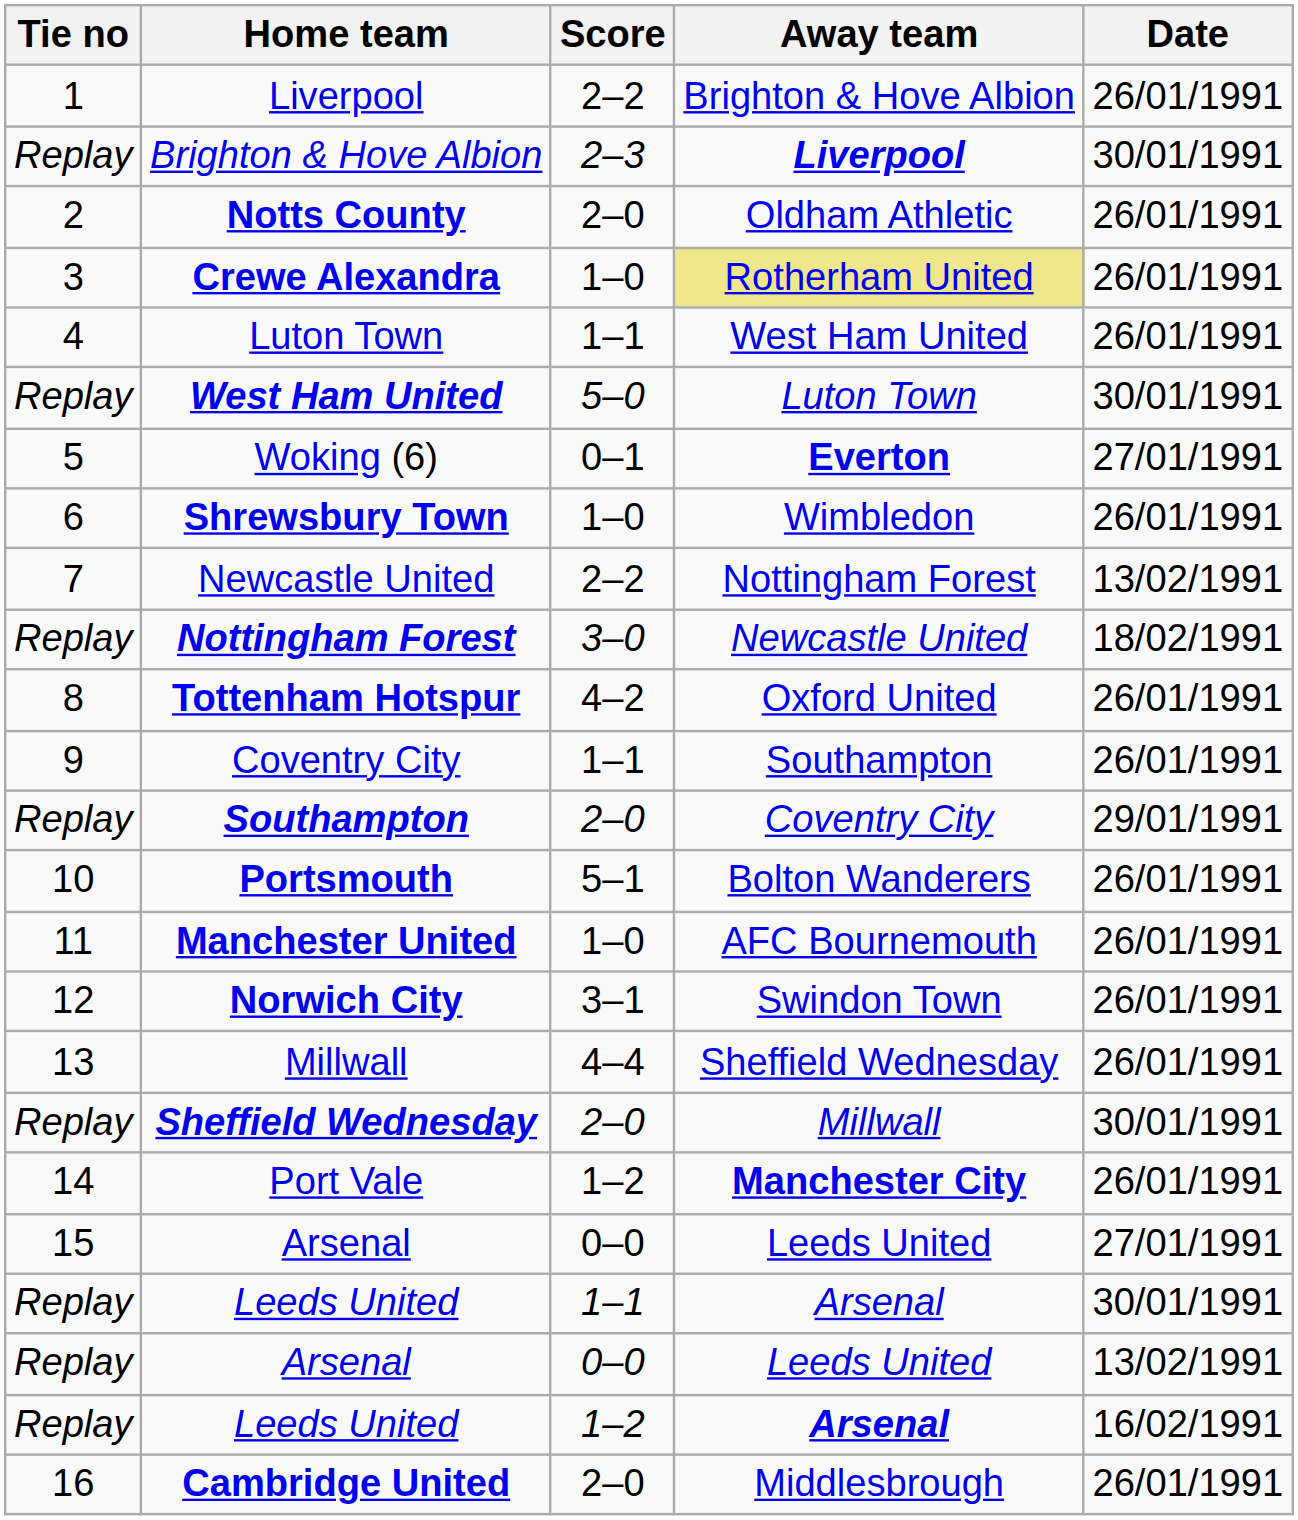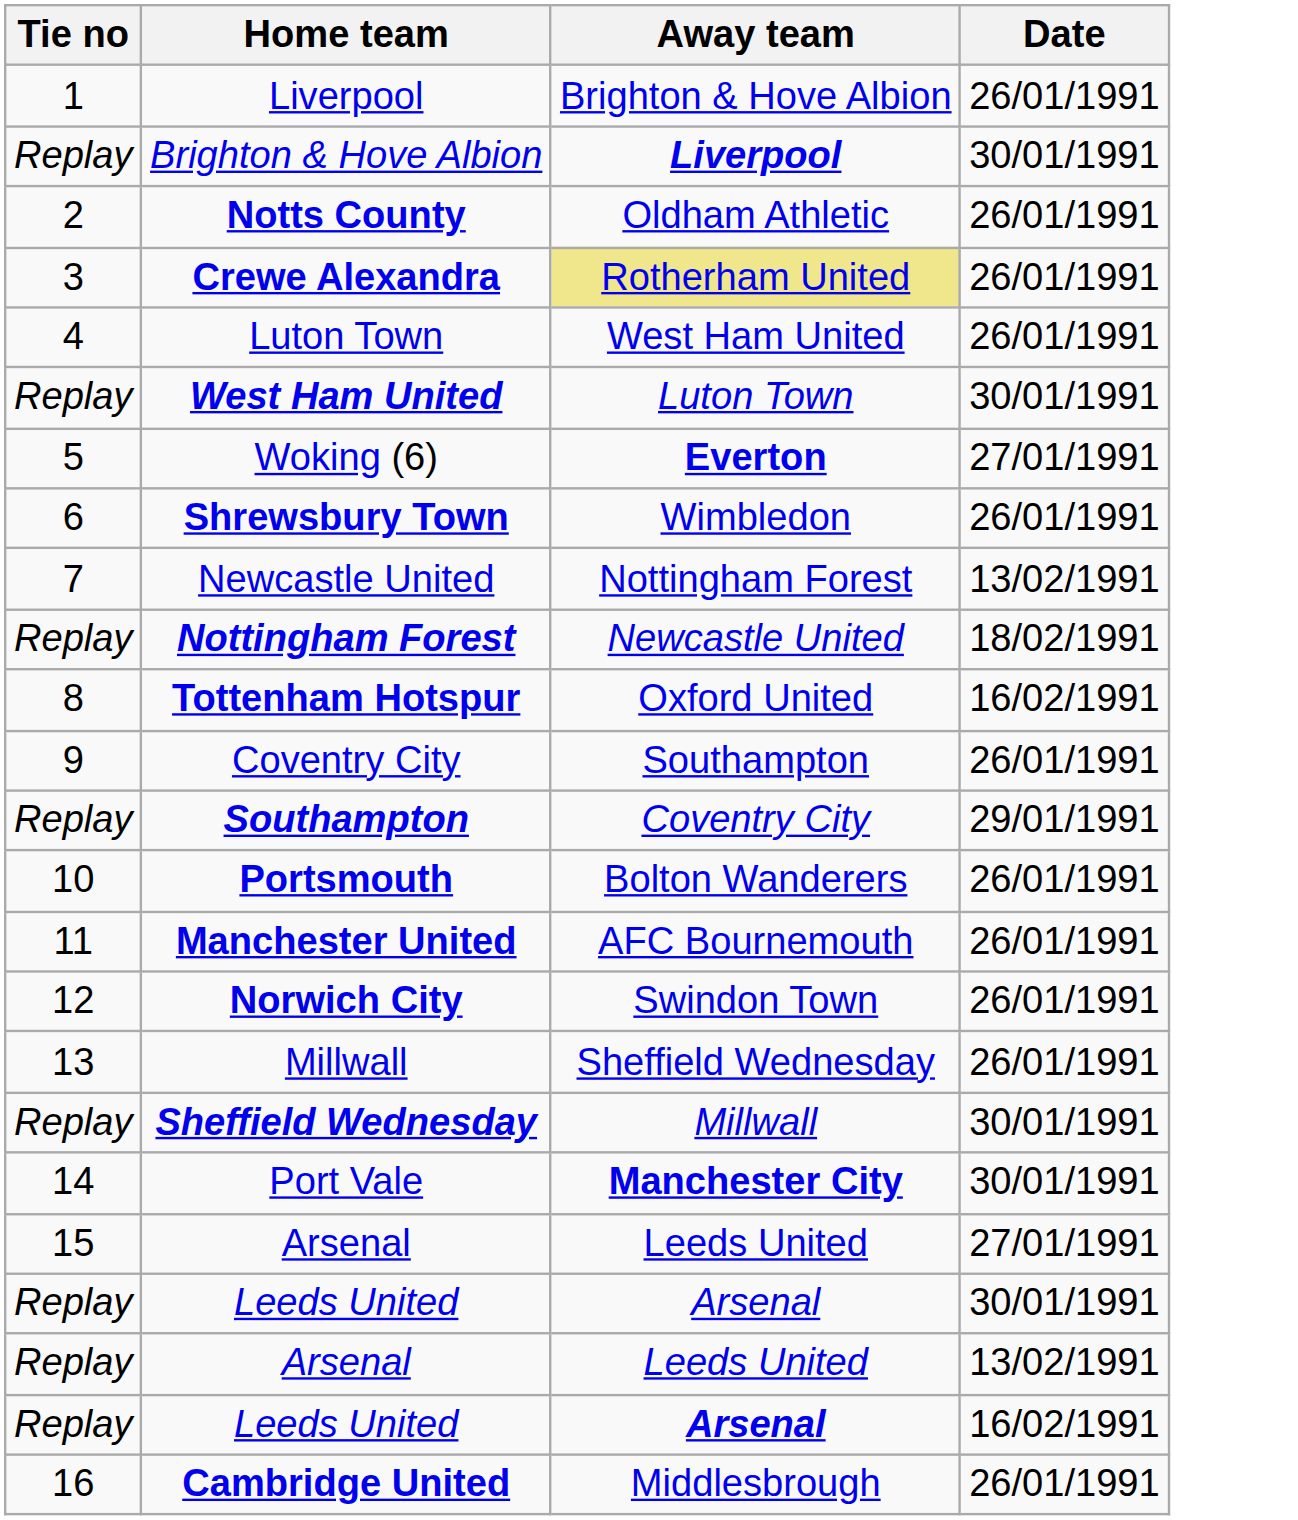- column: (613, 34)
(1188, 699) 26/01/1991 -> (1064, 699) 16/02/1991
(1188, 1182) 26/01/1991 -> (1064, 1182) 30/01/1991
